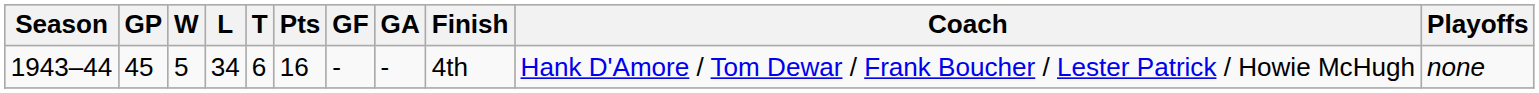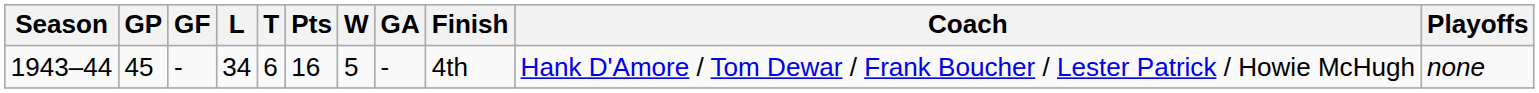columns swapped: (186, 25) <-> (350, 25)
